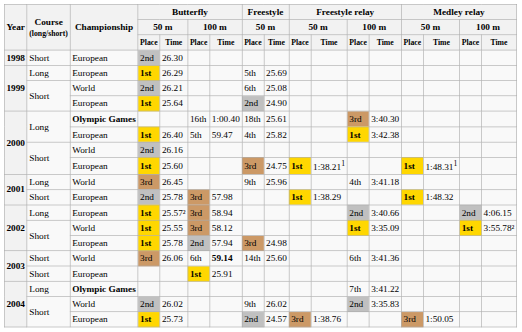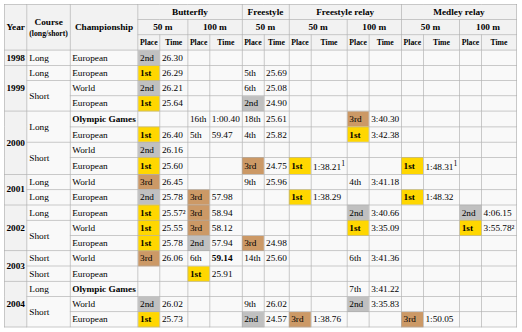(39, 58) Short -> (39, 58) Long
(39, 197) Short -> (39, 197) Long
